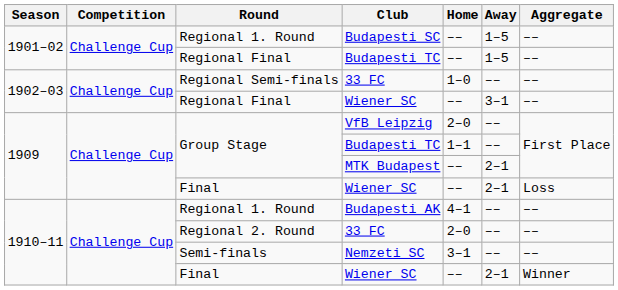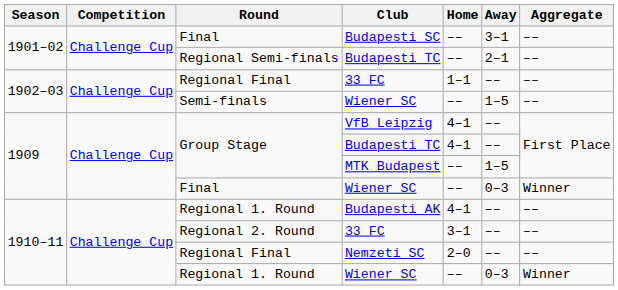(247, 37) Regional 1. Round -> (199, 37) Final
(497, 37) 1–5 -> (497, 37) 3–1
(235, 59) Regional Final -> (259, 59) Regional Semi-finals
(497, 59) 1–5 -> (497, 59) 2–1
(259, 80) Regional Semi-finals -> (235, 80) Regional Final
(459, 80) 1–0 -> (459, 80) 1–1
(235, 102) Regional Final -> (223, 102) Semi-finals
(497, 102) 3–1 -> (497, 102) 1–5
(459, 123) 2–0 -> (459, 123) 4–1
(459, 145) 1–1 -> (459, 145) 4–1
(497, 167) 2–1 -> (497, 167) 1–5
(497, 188) 2–1 -> (497, 188) 0–3
(539, 188) Loss -> (547, 188) Winner
(459, 231) 2–0 -> (459, 231) 3–1
(223, 253) Semi-finals -> (235, 253) Regional Final
(459, 253) 3–1 -> (459, 253) 2–0
(199, 275) Final -> (247, 275) Regional 1. Round
(497, 275) 2–1 -> (497, 275) 0–3
